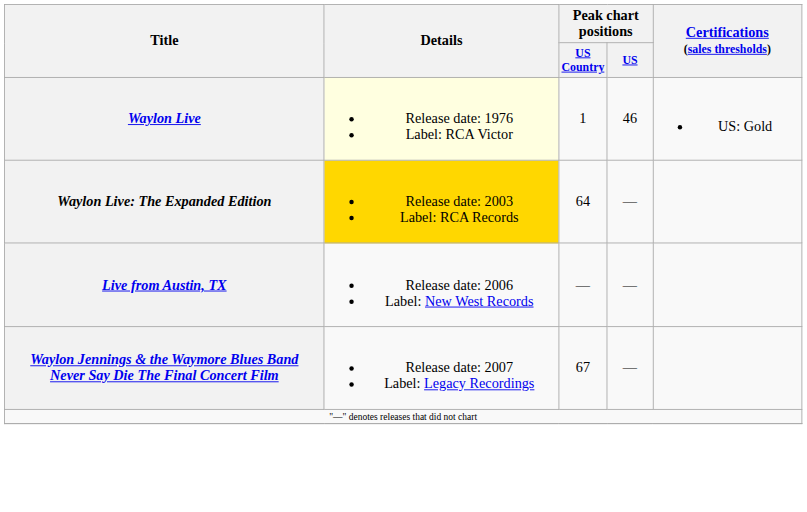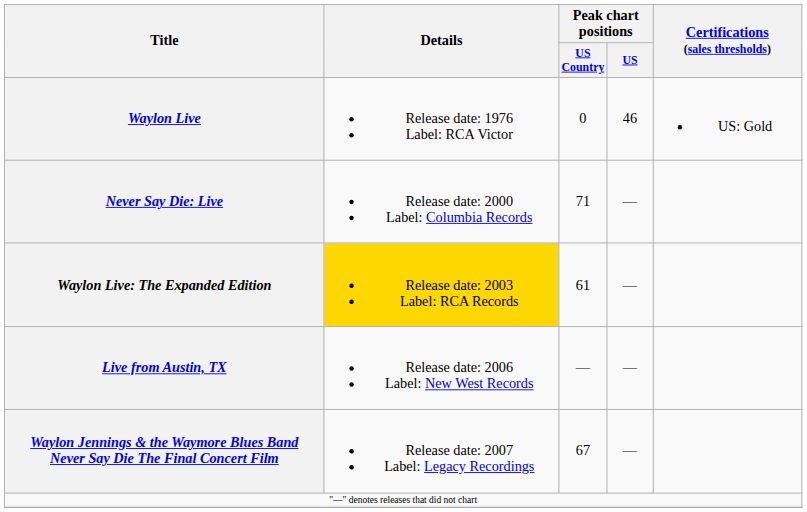(441, 127) lightyellow background -> (441, 127) no background
(583, 118) 1 -> (583, 118) 0
+ row: (164, 201)
(583, 201) 64 -> (583, 284) 61
